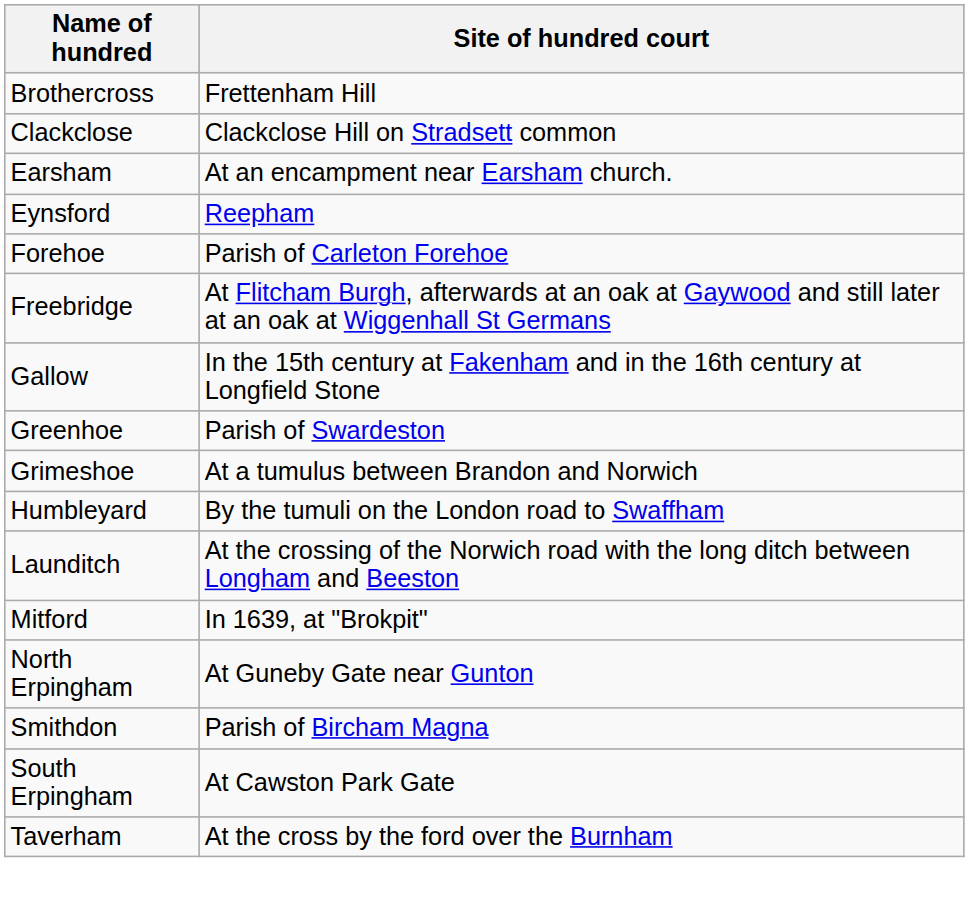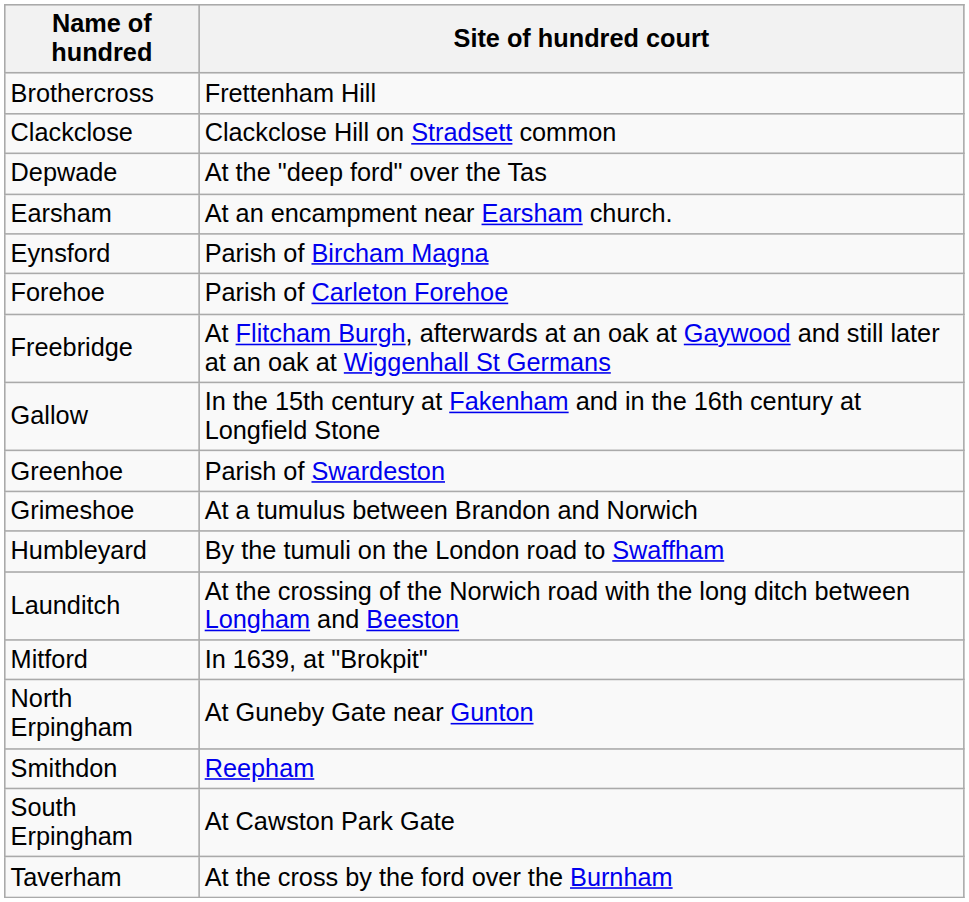+ row: (64, 173)
(259, 213) Reepham -> (347, 253) Parish of Bircham Magna
(347, 728) Parish of Bircham Magna -> (259, 768) Reepham
